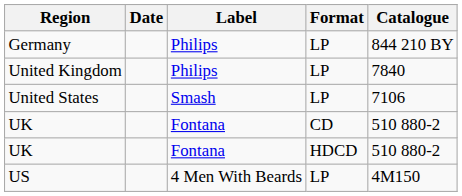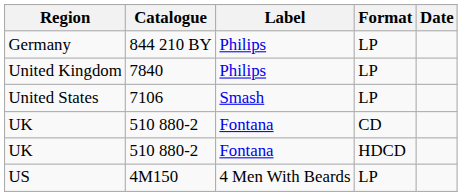columns swapped: (146, 17) <-> (413, 17)
